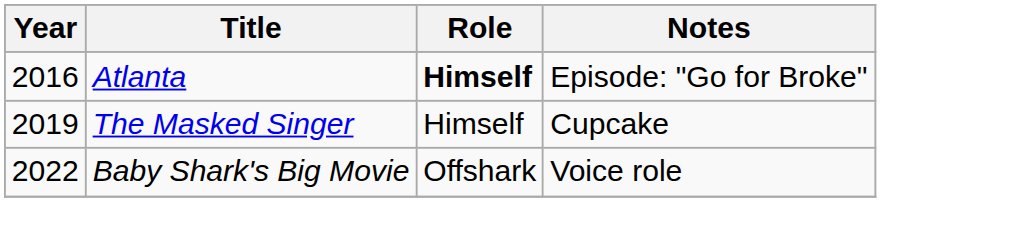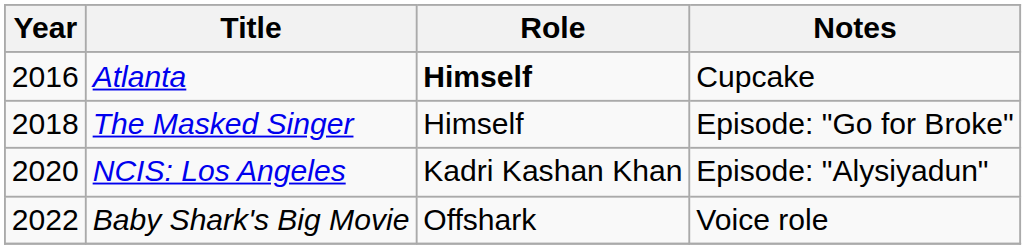(709, 76) Episode: "Go for Broke" -> (756, 76) Cupcake
(45, 123) 2019 -> (45, 123) 2018
(610, 123) Cupcake -> (855, 123) Episode: "Go for Broke"
+ row: (219, 171)
